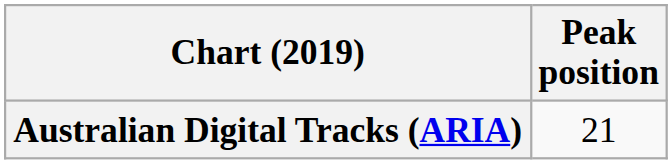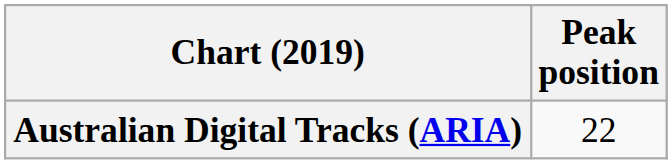(599, 128) 21 -> (599, 128) 22
